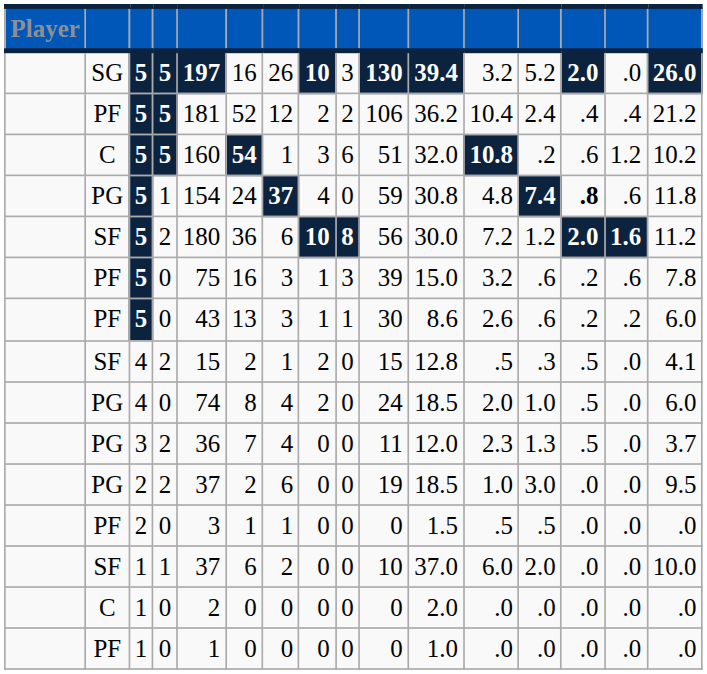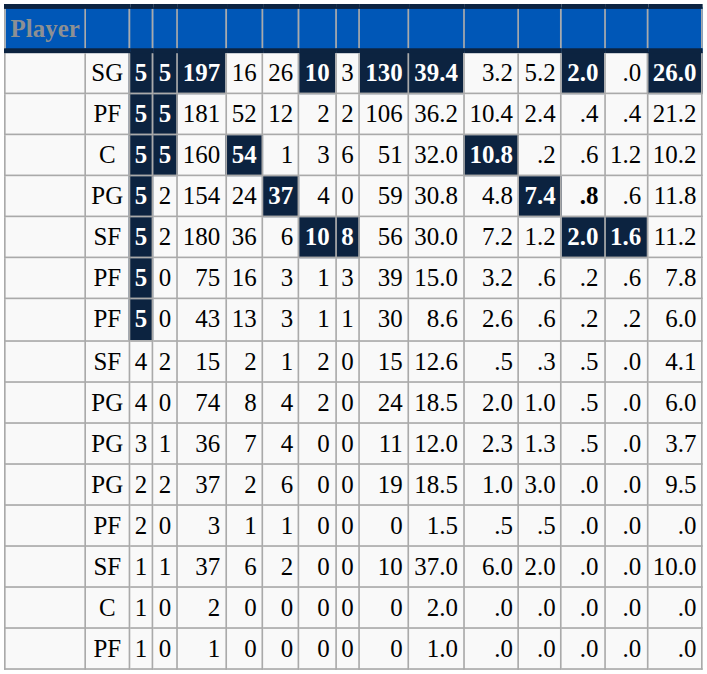(165, 196) 1 -> (165, 196) 2
(436, 360) 12.8 -> (436, 360) 12.6
(165, 442) 2 -> (165, 442) 1
